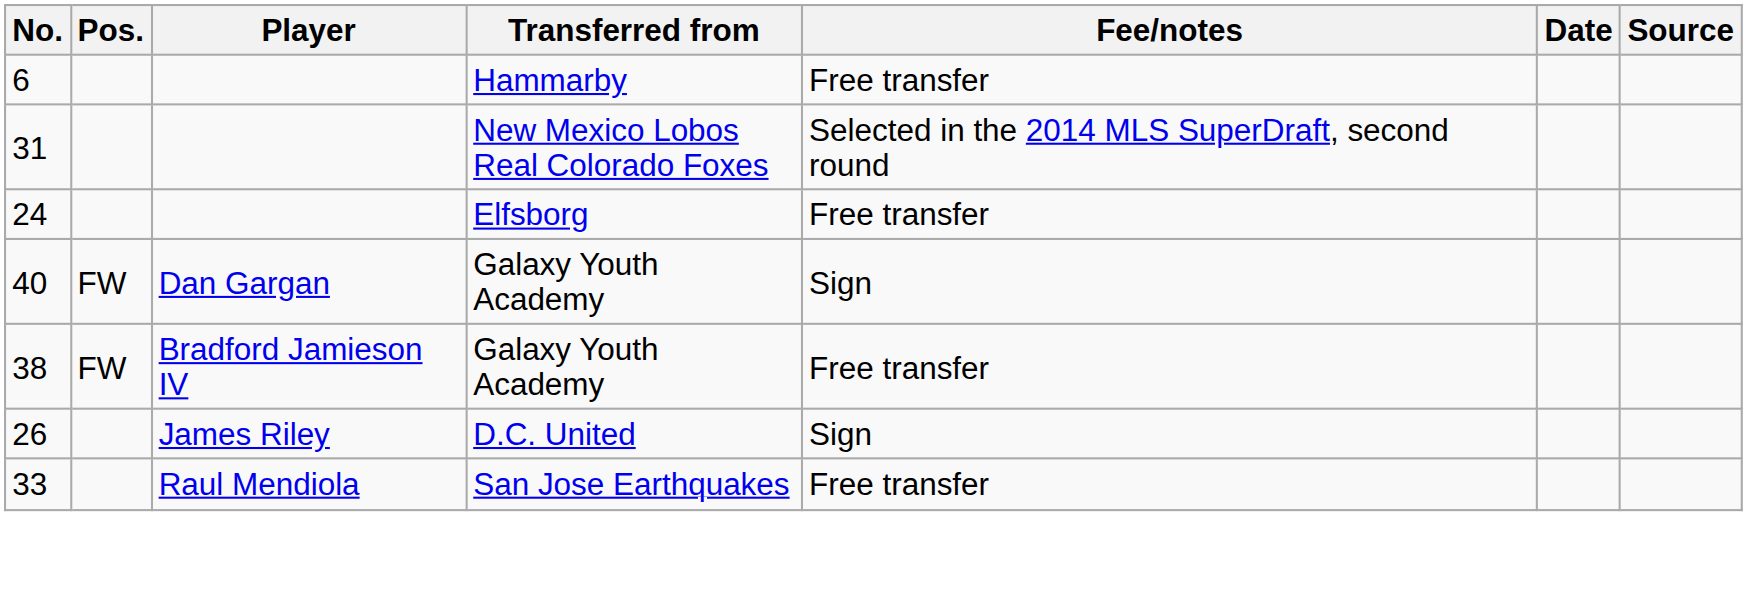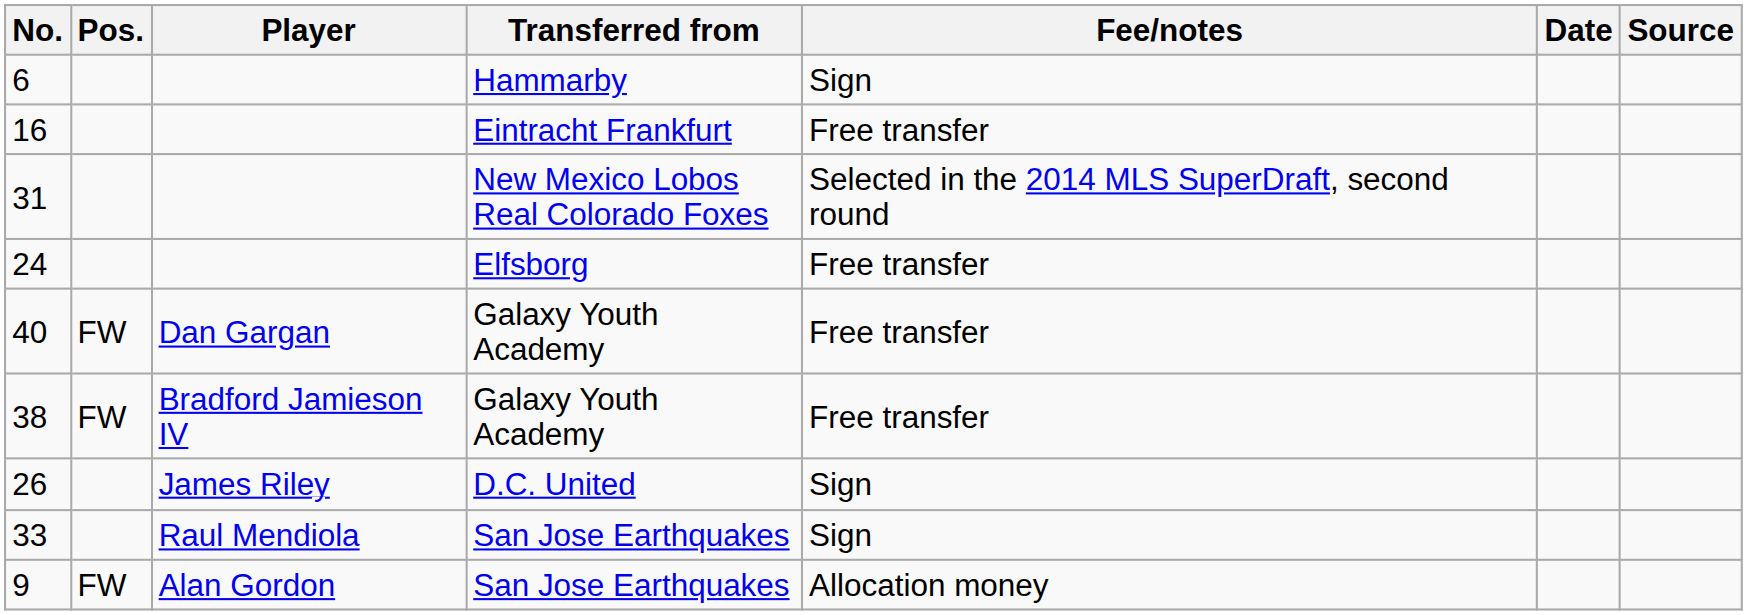(899, 80) Free transfer -> (841, 80) Sign
+ row: (30, 130)
(841, 282) Sign -> (899, 332) Free transfer
(899, 484) Free transfer -> (841, 534) Sign
+ row: (21, 584)
